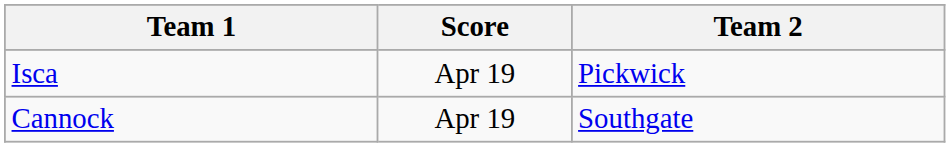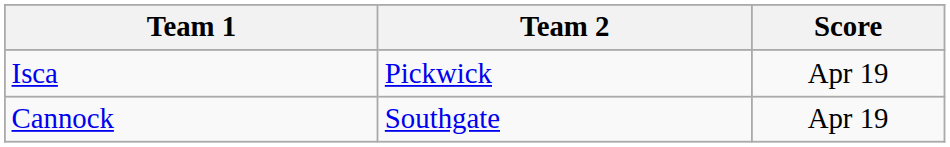columns swapped: (758, 27) <-> (475, 27)
